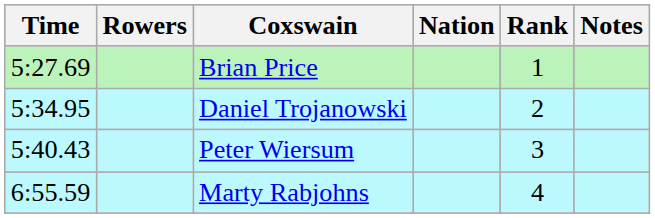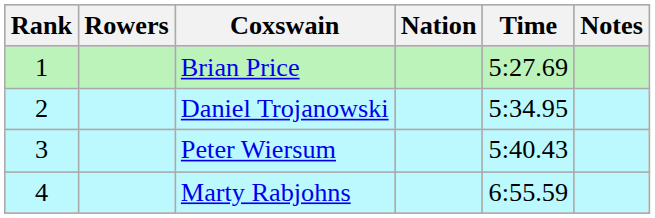columns swapped: (537, 25) <-> (51, 25)
